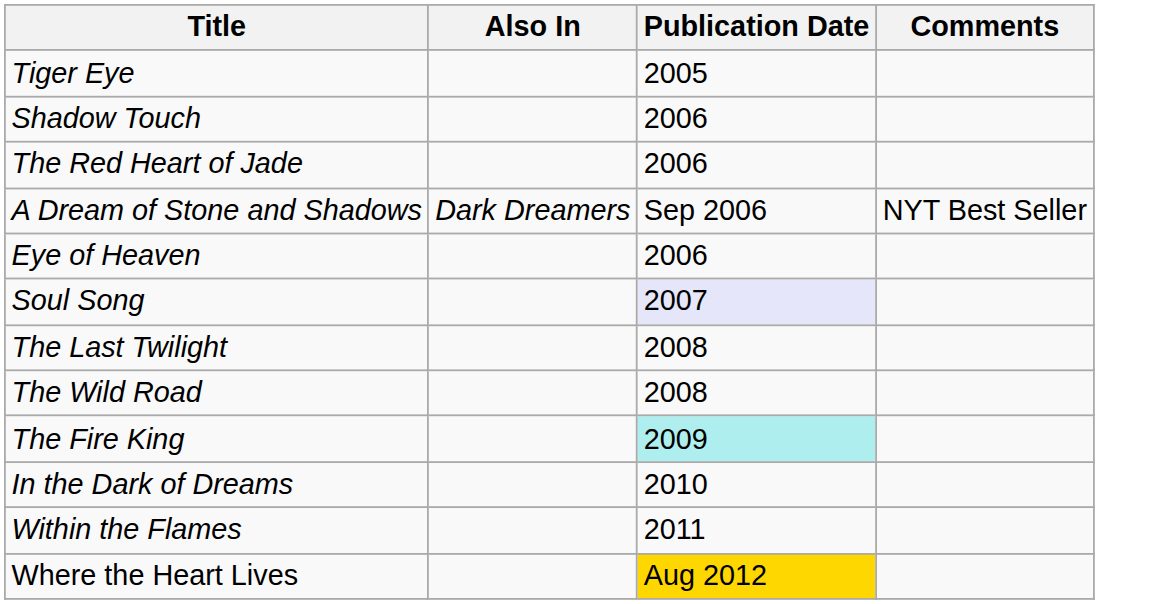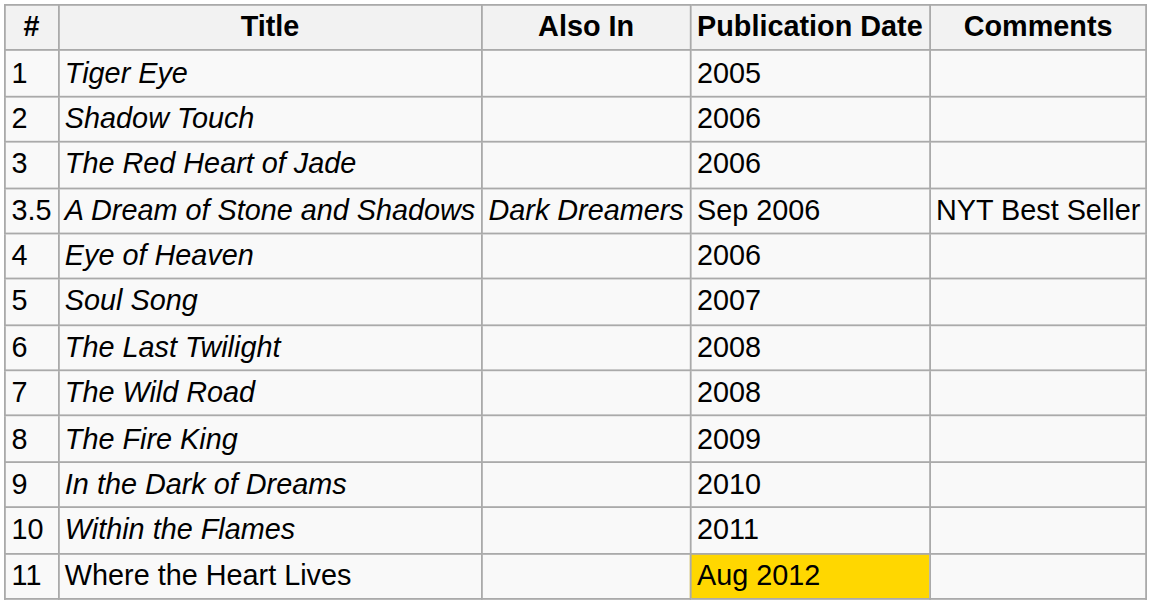+ column: (32, 27)
(676, 301) lavender background -> (729, 301) no background
(676, 438) paleturquoise background -> (729, 438) no background
